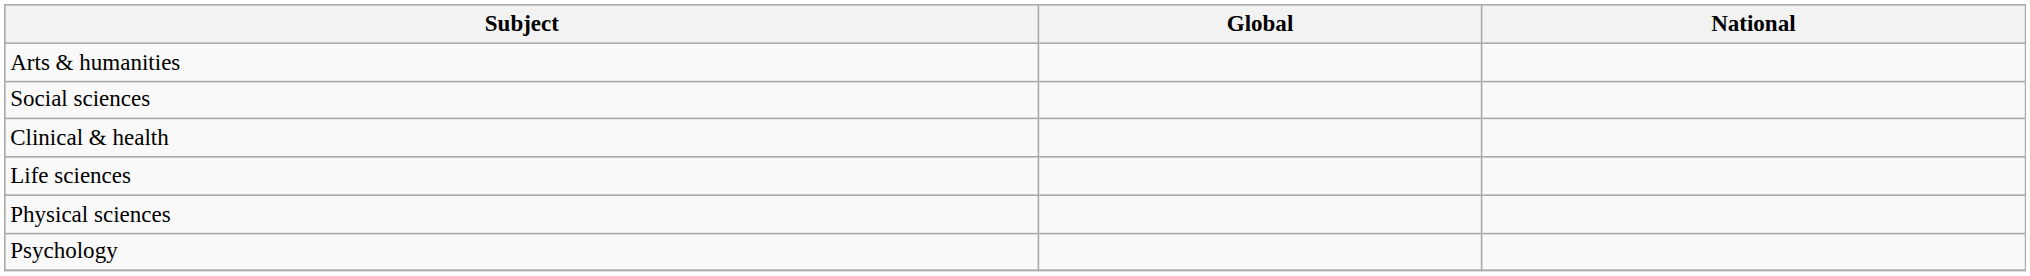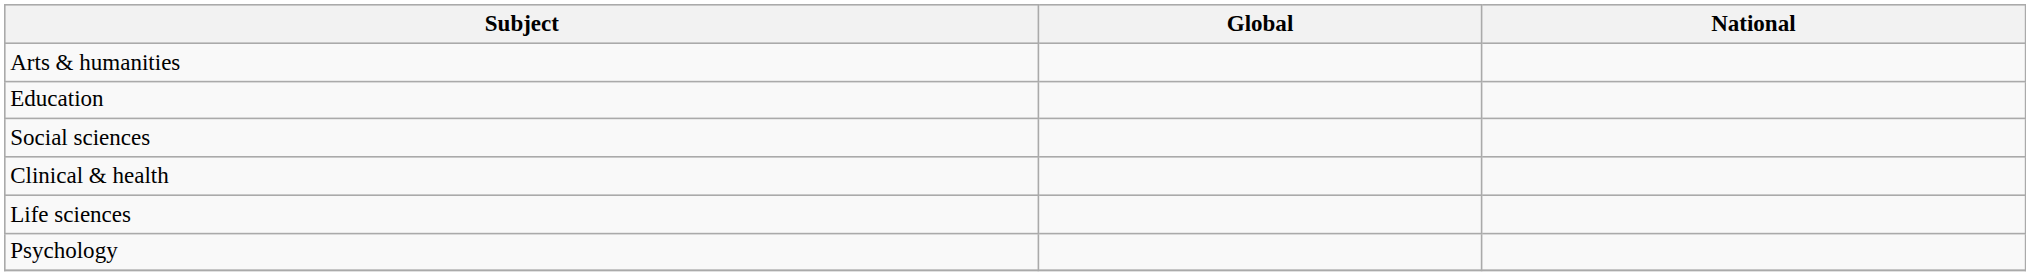+ row: (57, 99)
- row: (90, 213)
